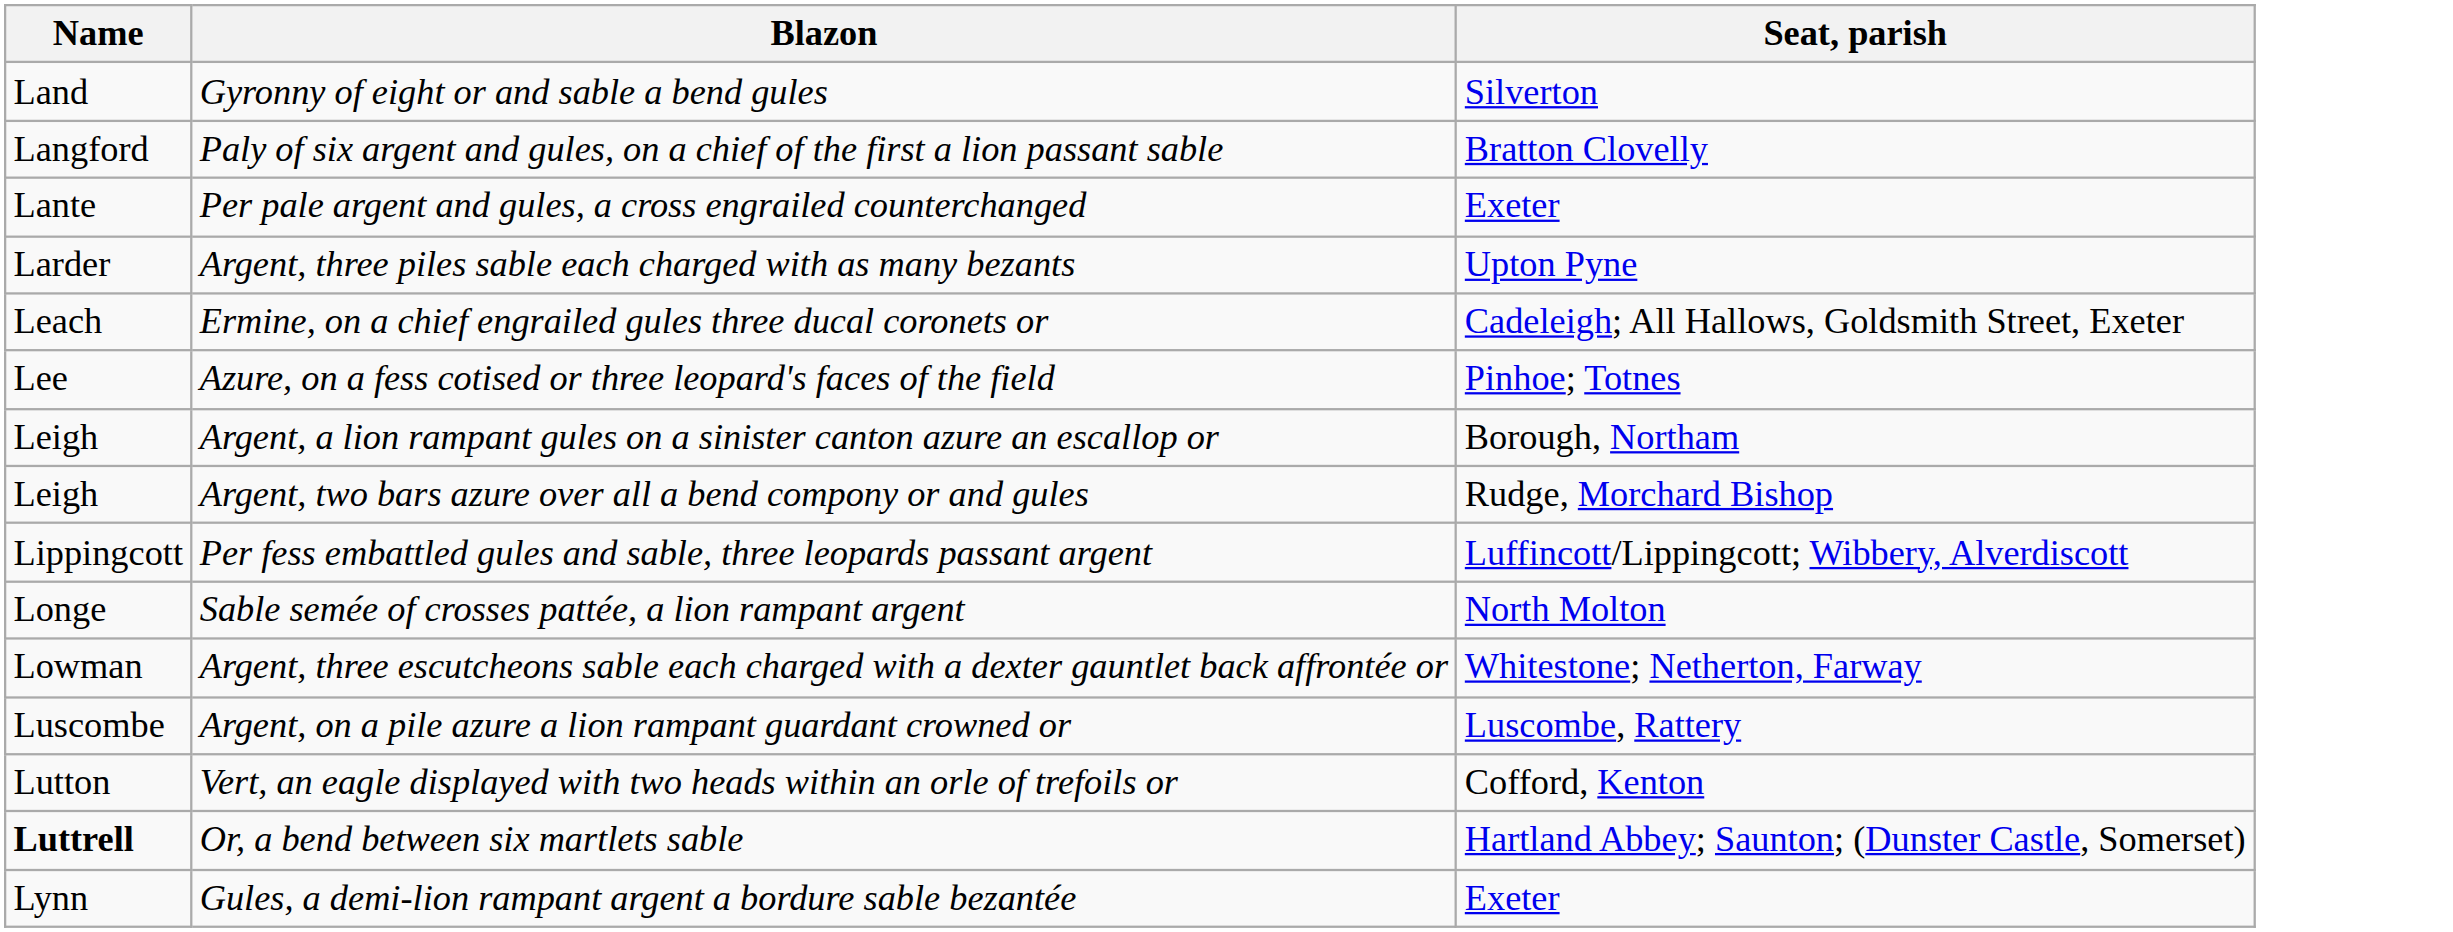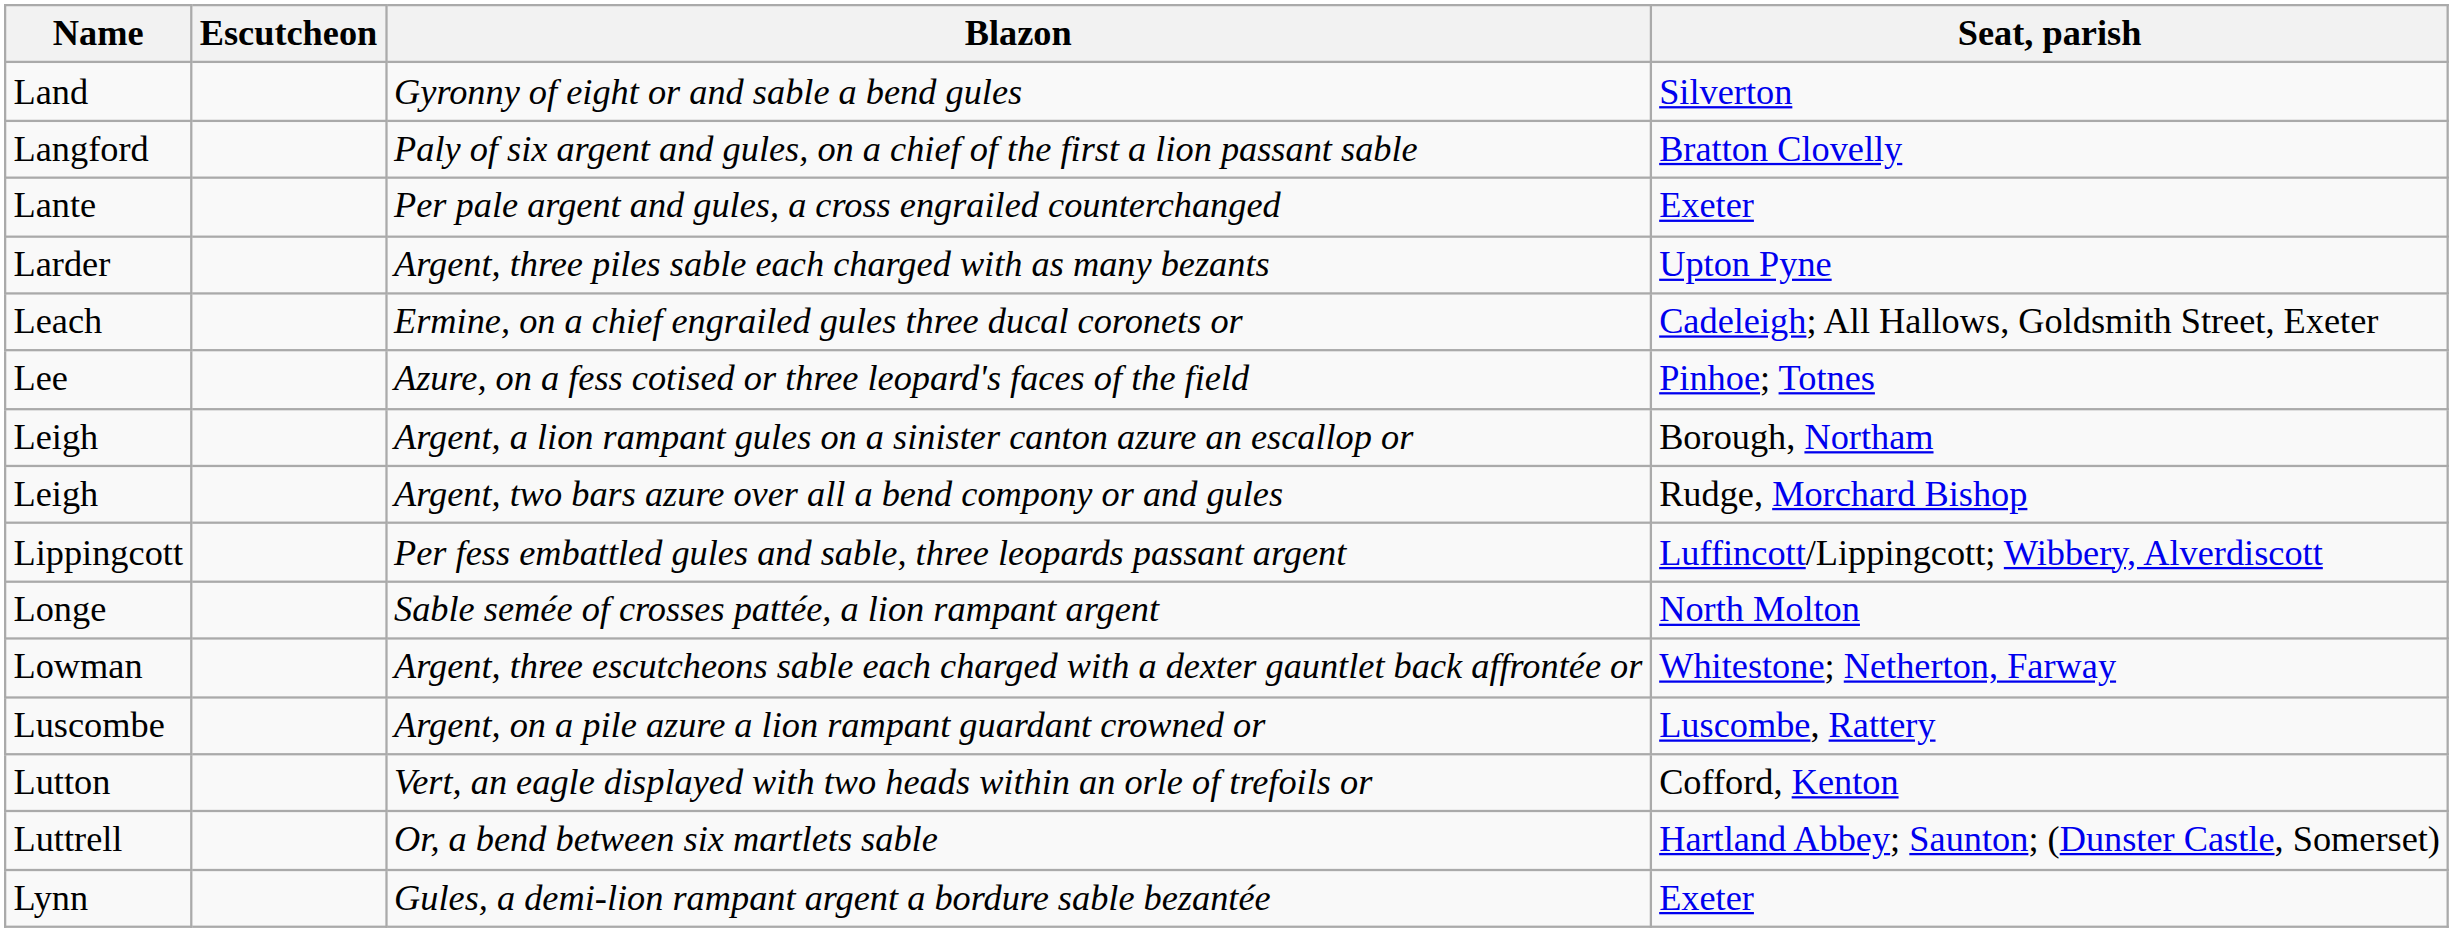+ column: (289, 33)
(74, 839) bold -> (68, 839) normal
